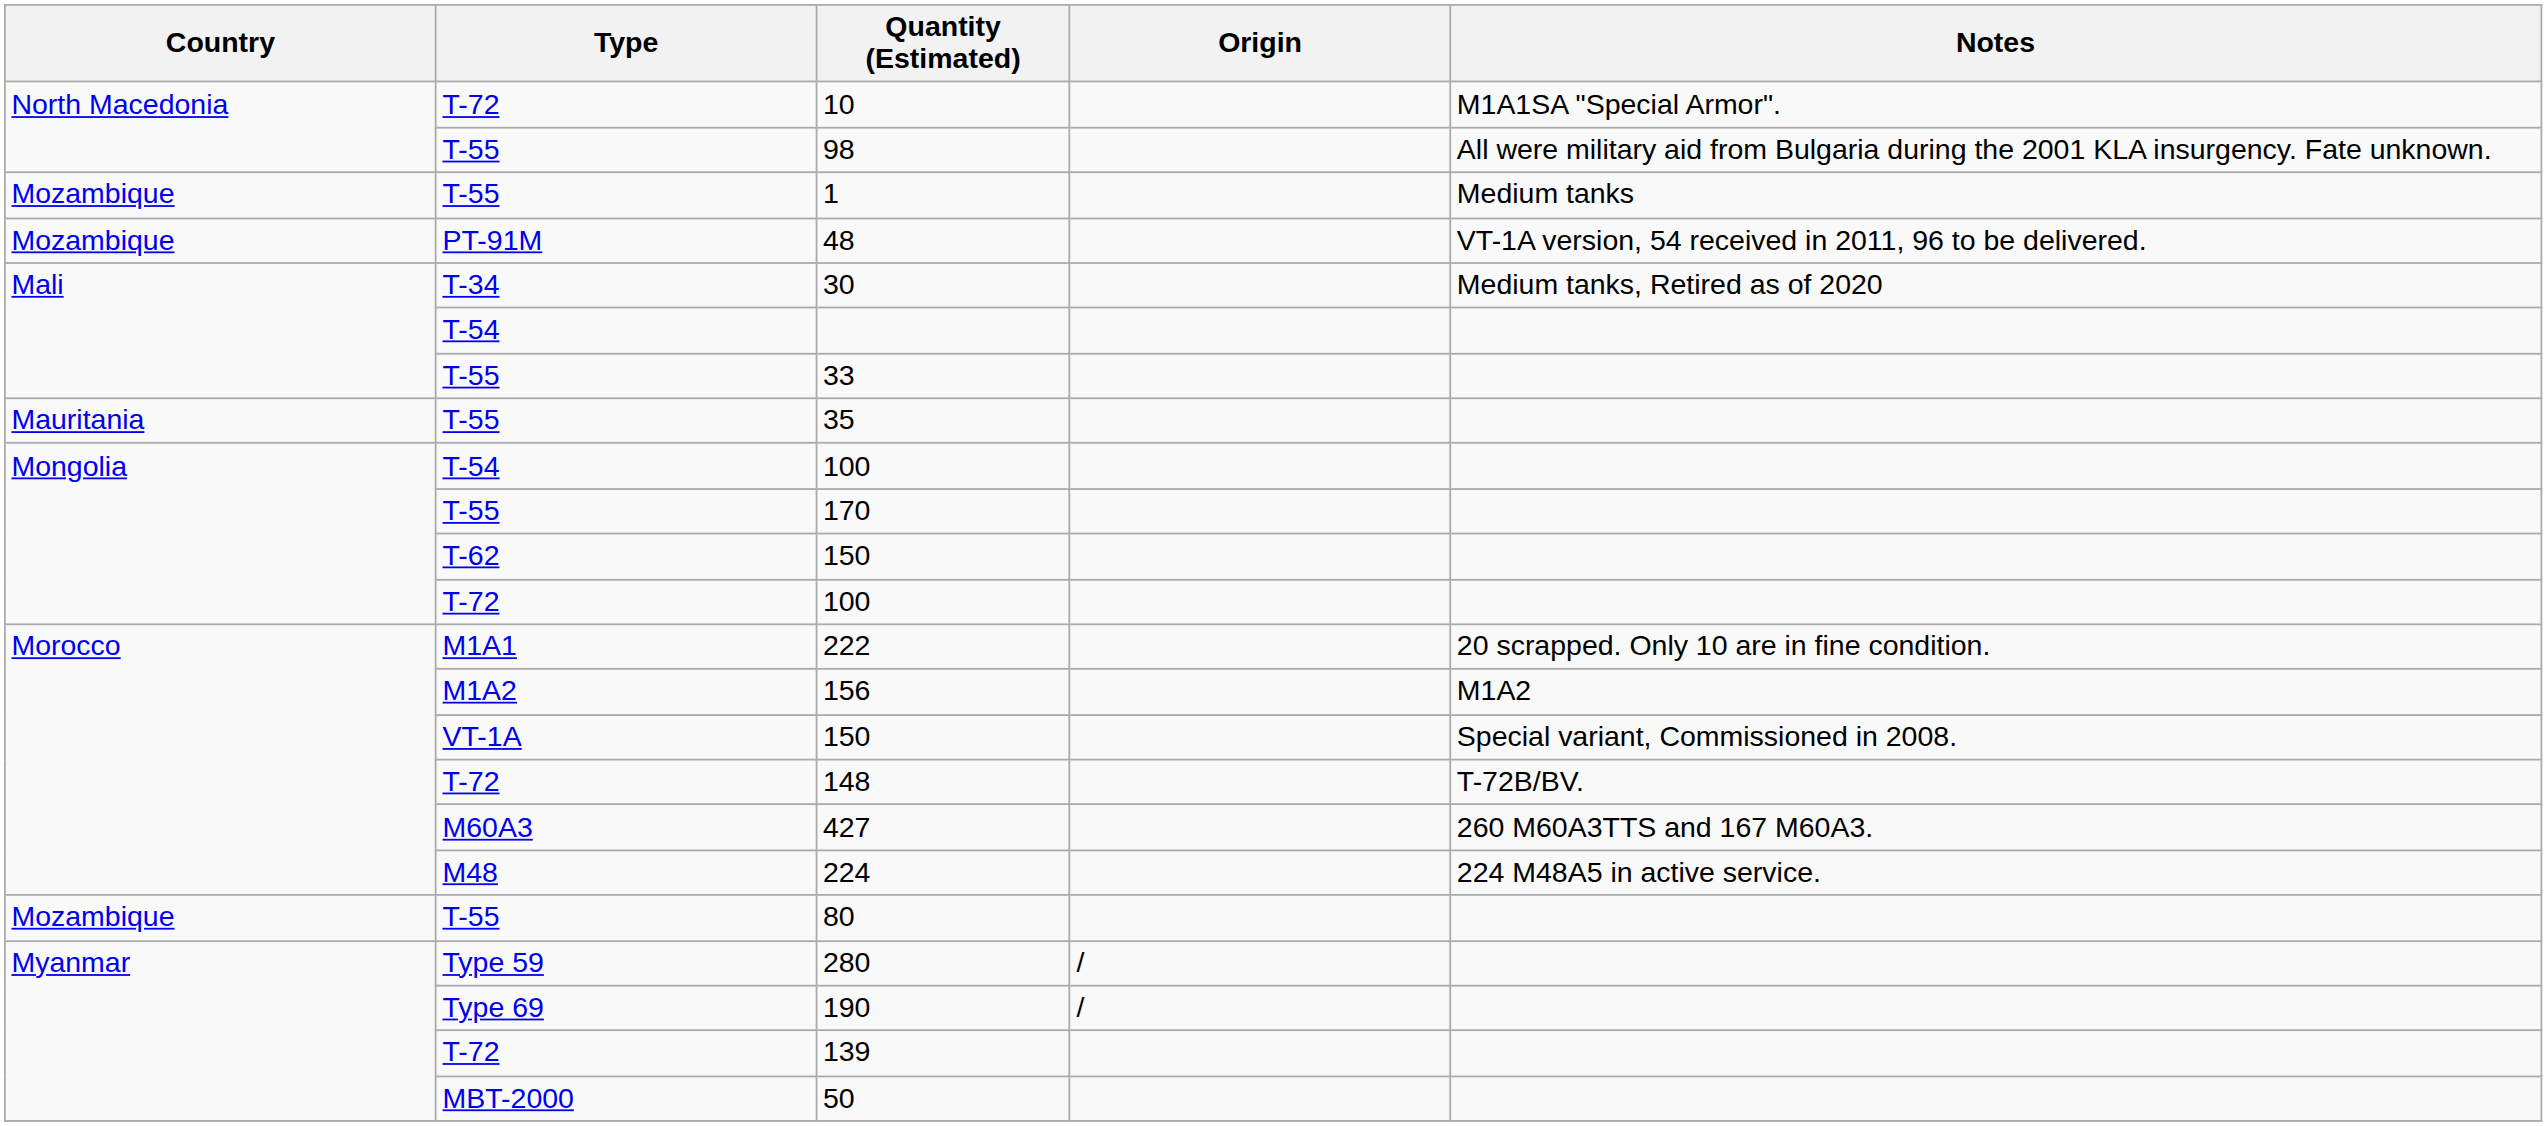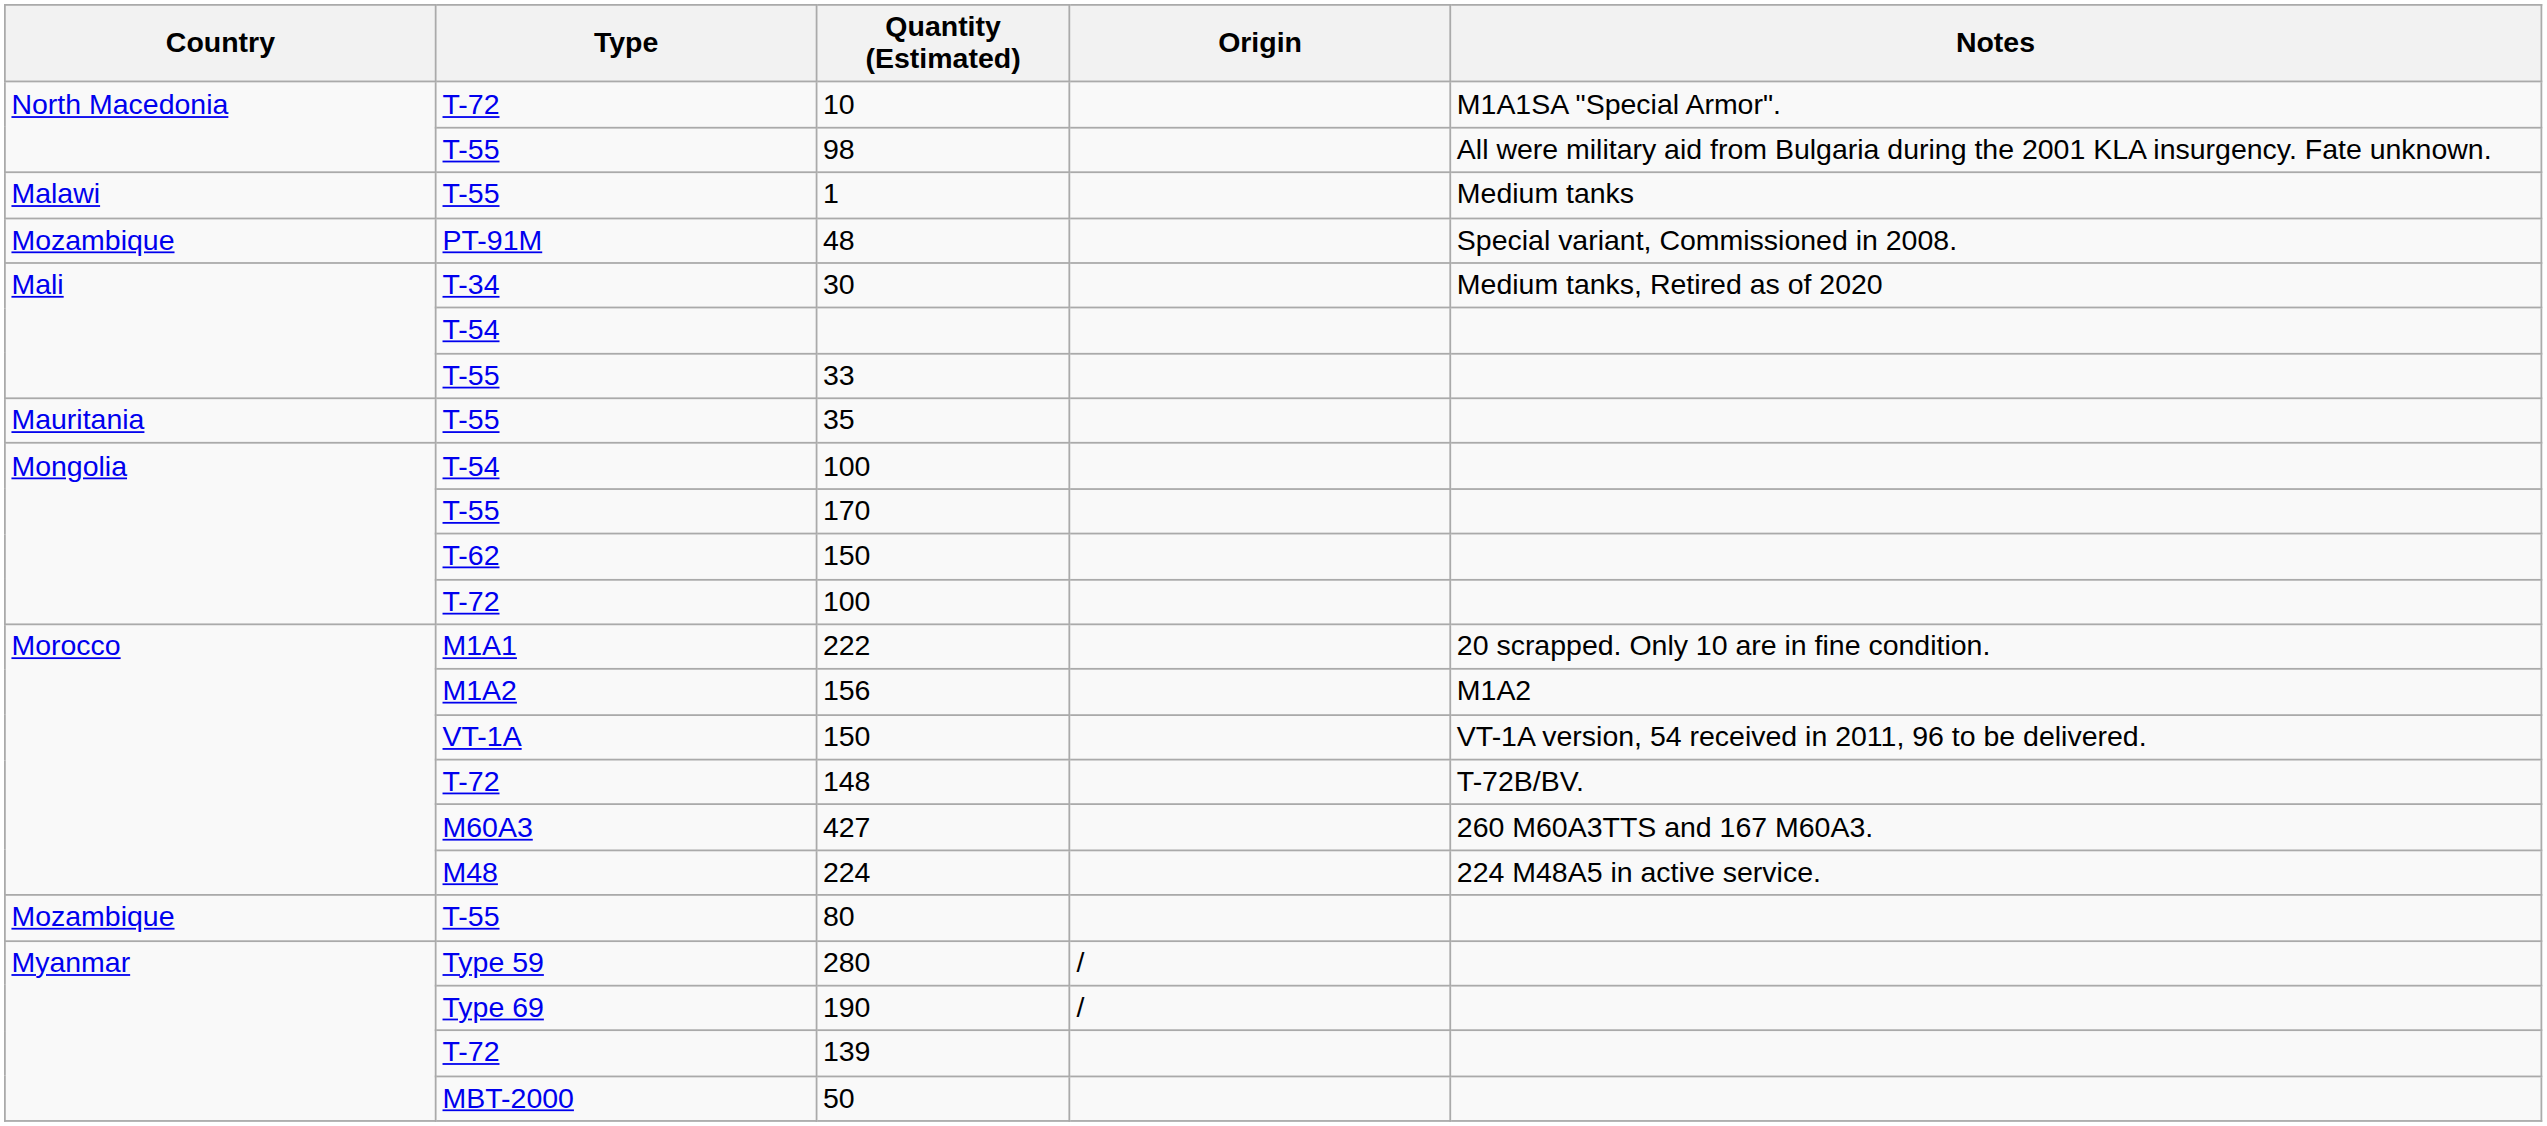(93, 194) Mozambique -> (56, 194) Malawi
(1802, 239) VT-1A version, 54 received in 2011, 96 to be delivered. -> (1707, 239) Special variant, Commissioned in 2008.
(1707, 736) Special variant, Commissioned in 2008. -> (1802, 736) VT-1A version, 54 received in 2011, 96 to be delivered.
